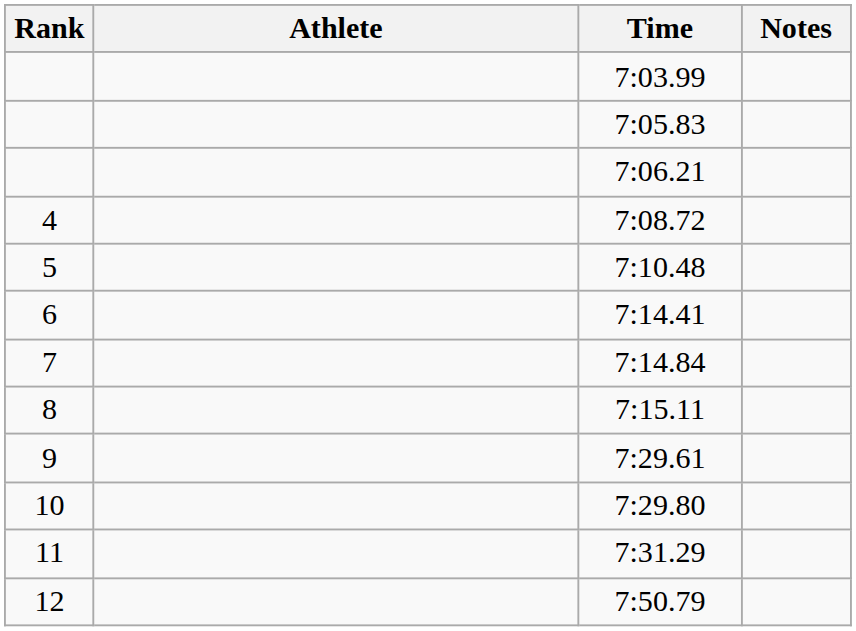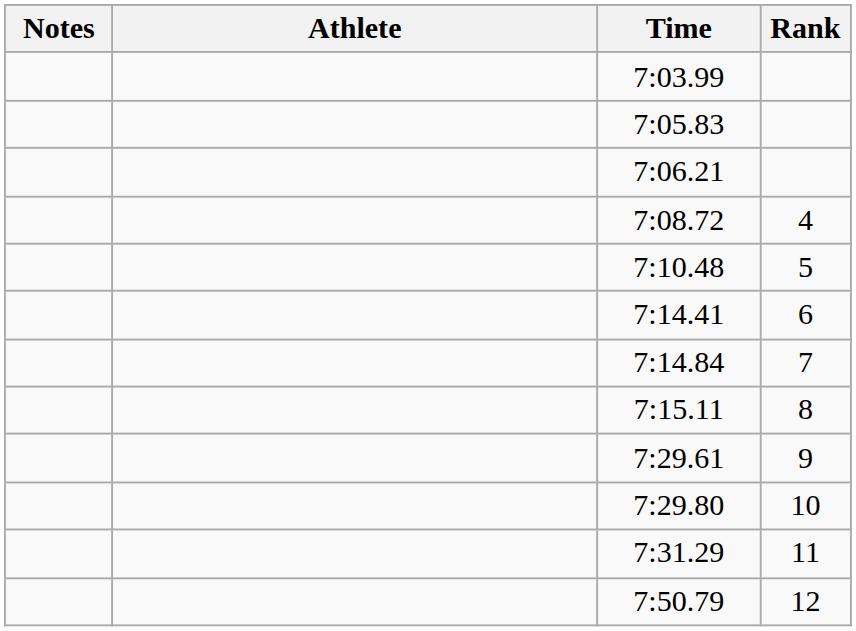columns swapped: (49, 28) <-> (796, 28)
